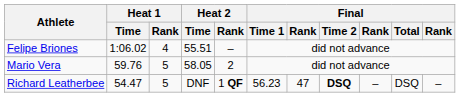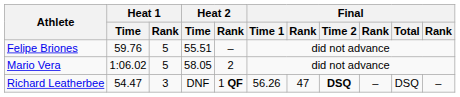(128, 49) 1:06.02 -> (128, 49) 59.76
(165, 49) 4 -> (165, 49) 5
(128, 66) 59.76 -> (128, 66) 1:06.02
(165, 84) 5 -> (165, 84) 3
(267, 84) 56.23 -> (267, 84) 56.26
